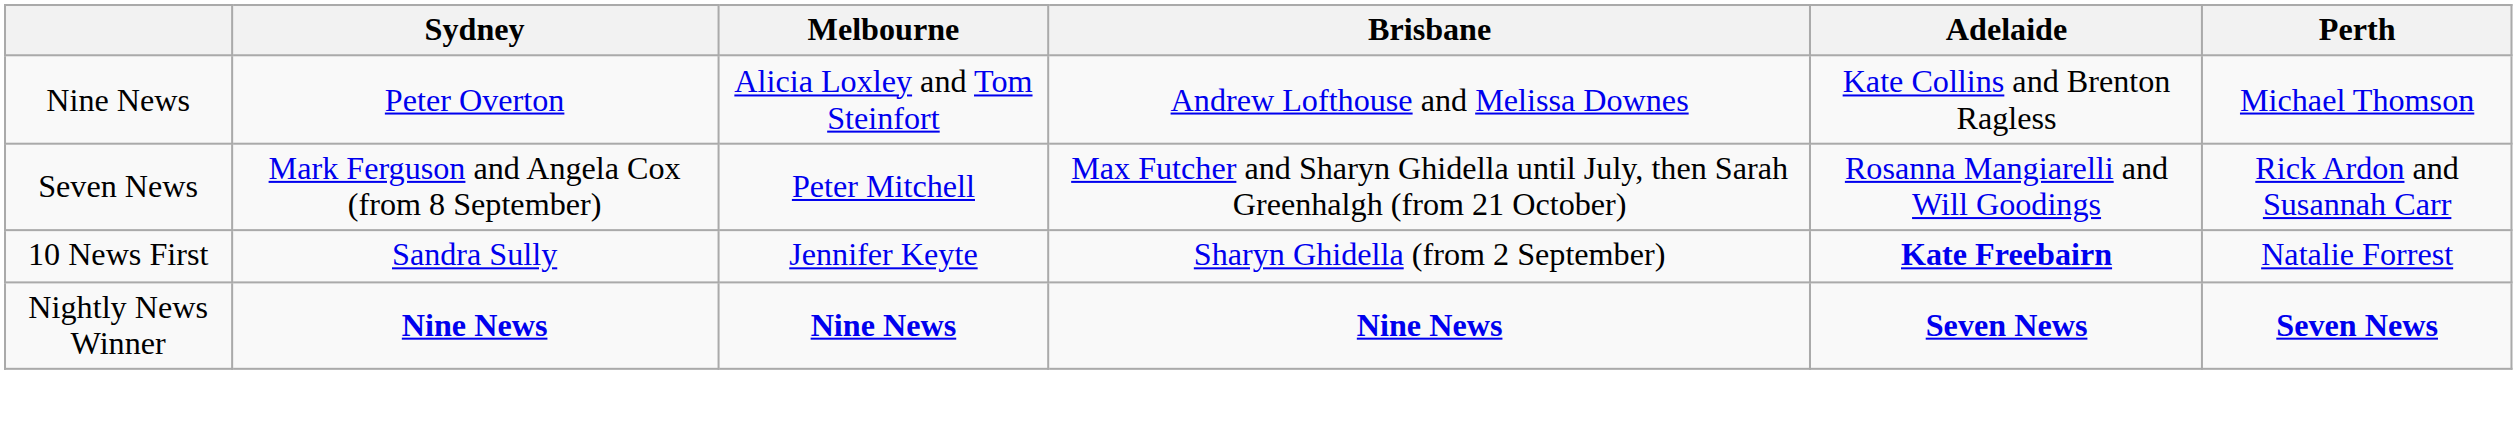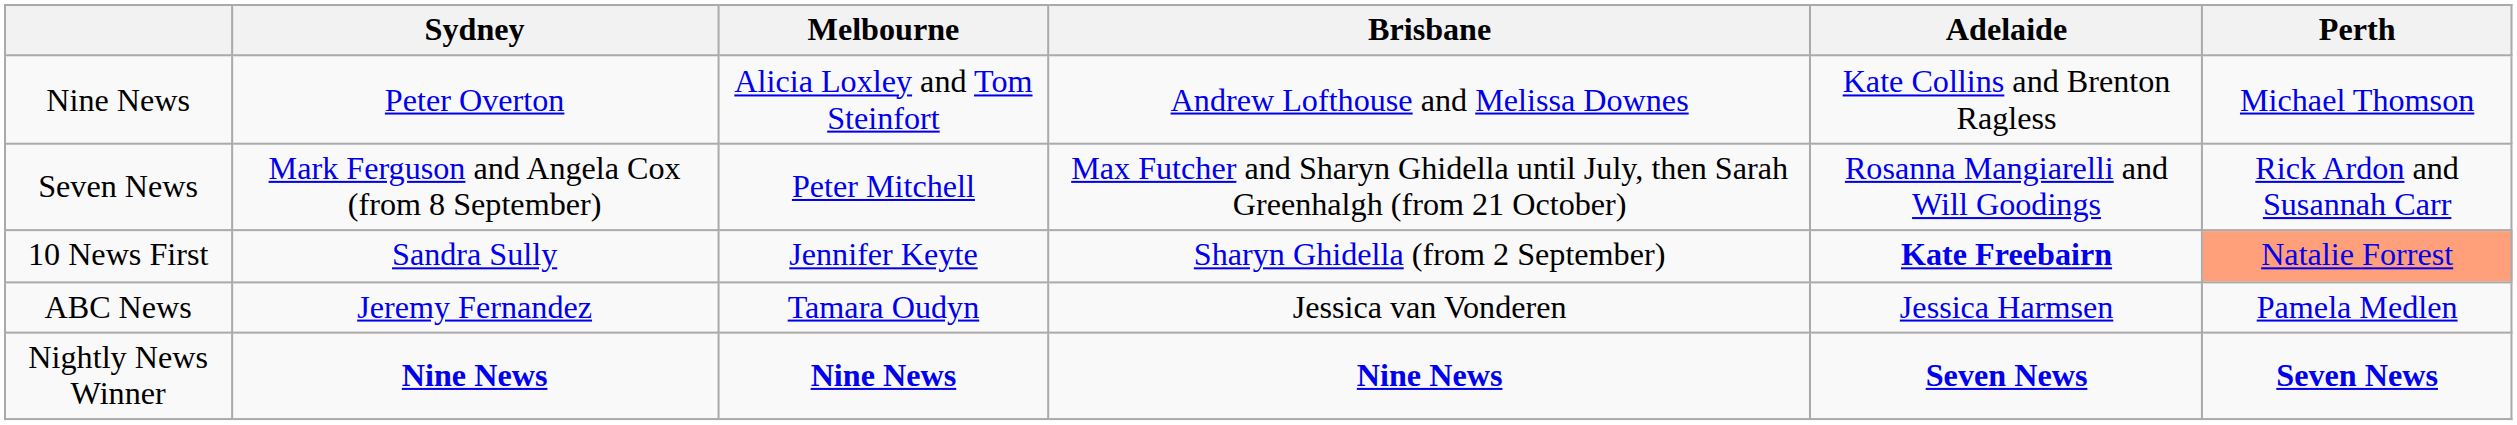(2357, 255) no background -> (2357, 255) lightsalmon background
+ row: (118, 306)
